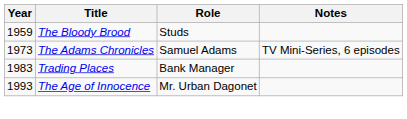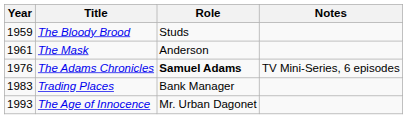+ row: (63, 50)
(20, 50) 1973 -> (20, 68) 1976
(198, 50) normal -> (200, 68) bold
